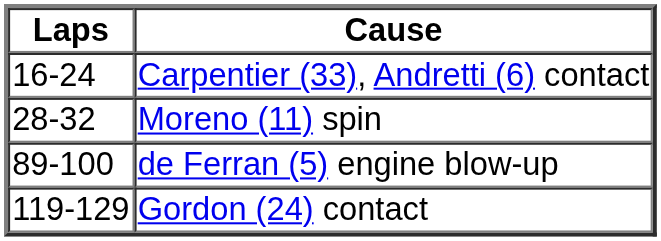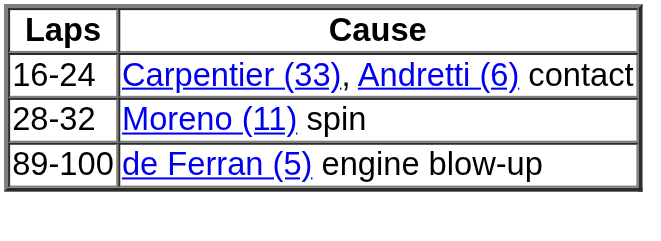- row: (283, 209)
